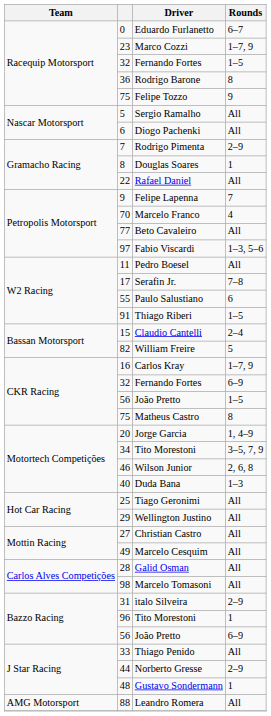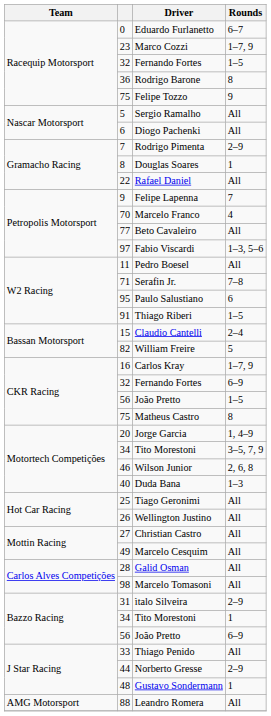(125, 281) 17 -> (125, 281) 71
(125, 298) 55 -> (125, 298) 95
(125, 517) 29 -> (125, 517) 26
(125, 618) 96 -> (125, 618) 34
